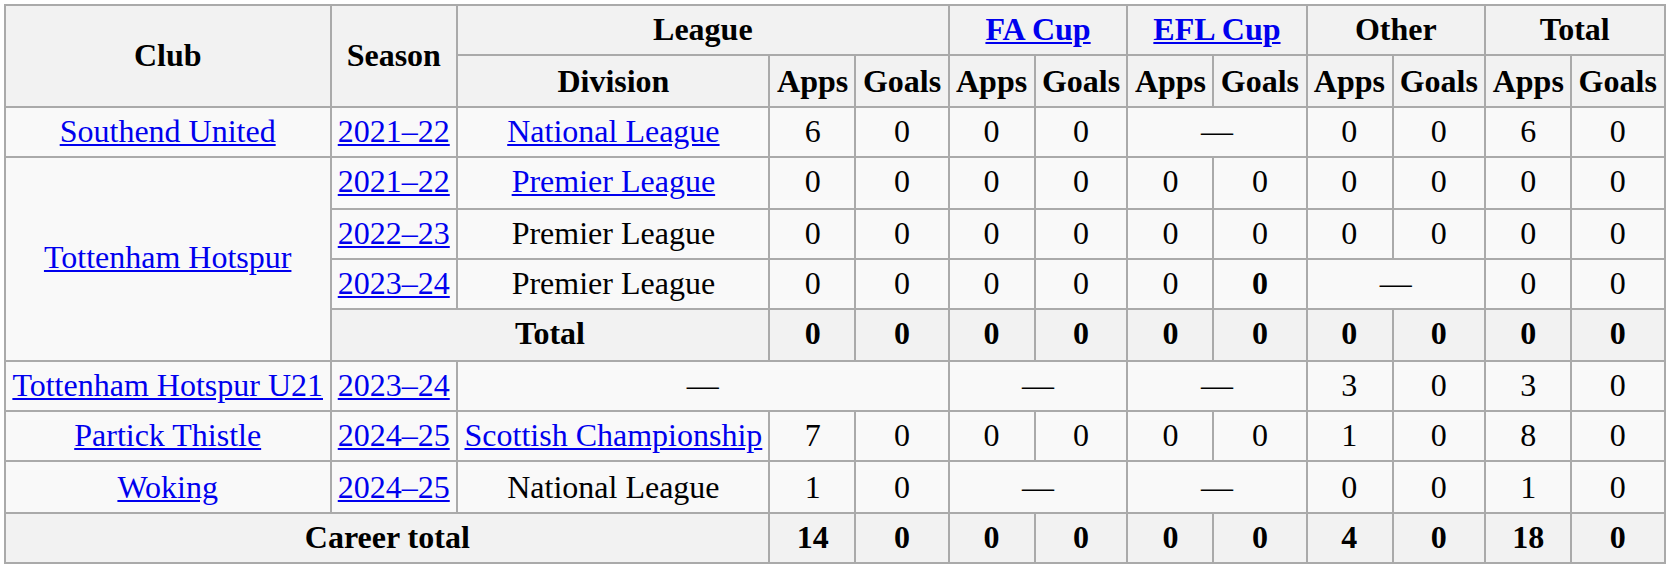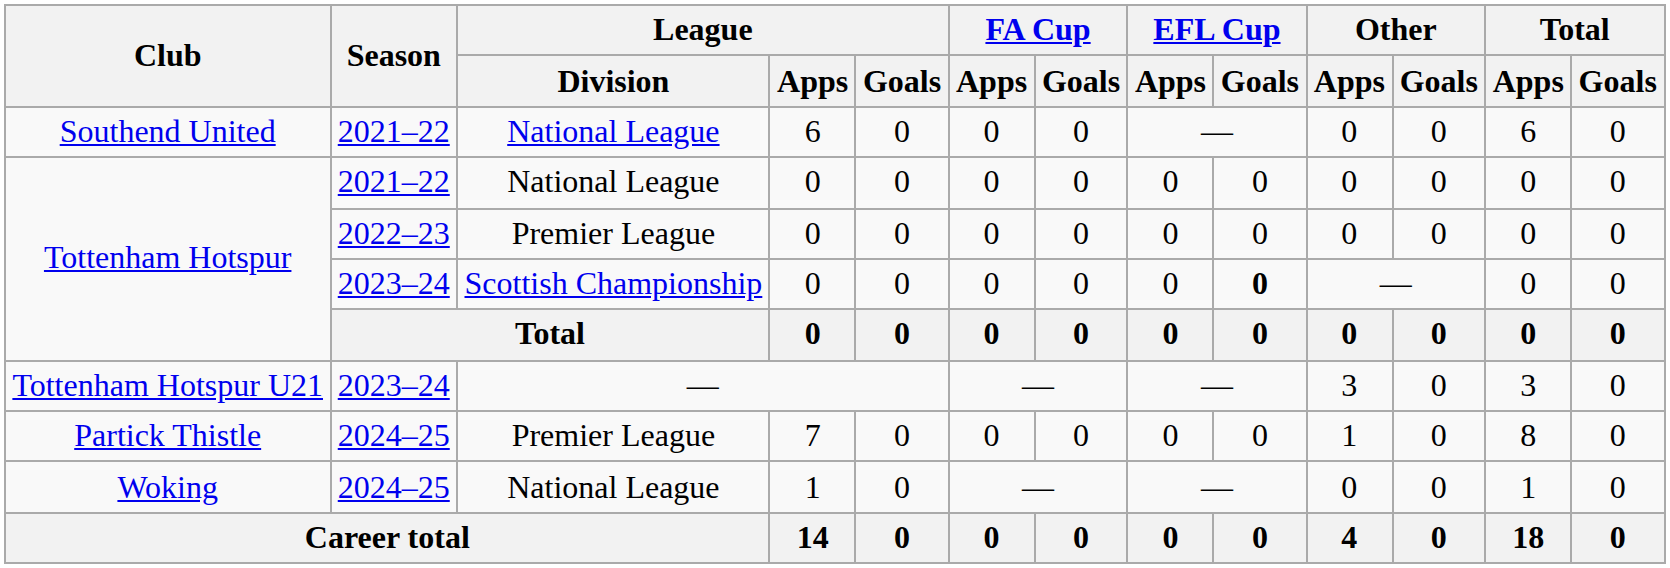(613, 182) Premier League -> (613, 182) National League
(613, 283) Premier League -> (613, 283) Scottish Championship
(613, 435) Scottish Championship -> (613, 435) Premier League
